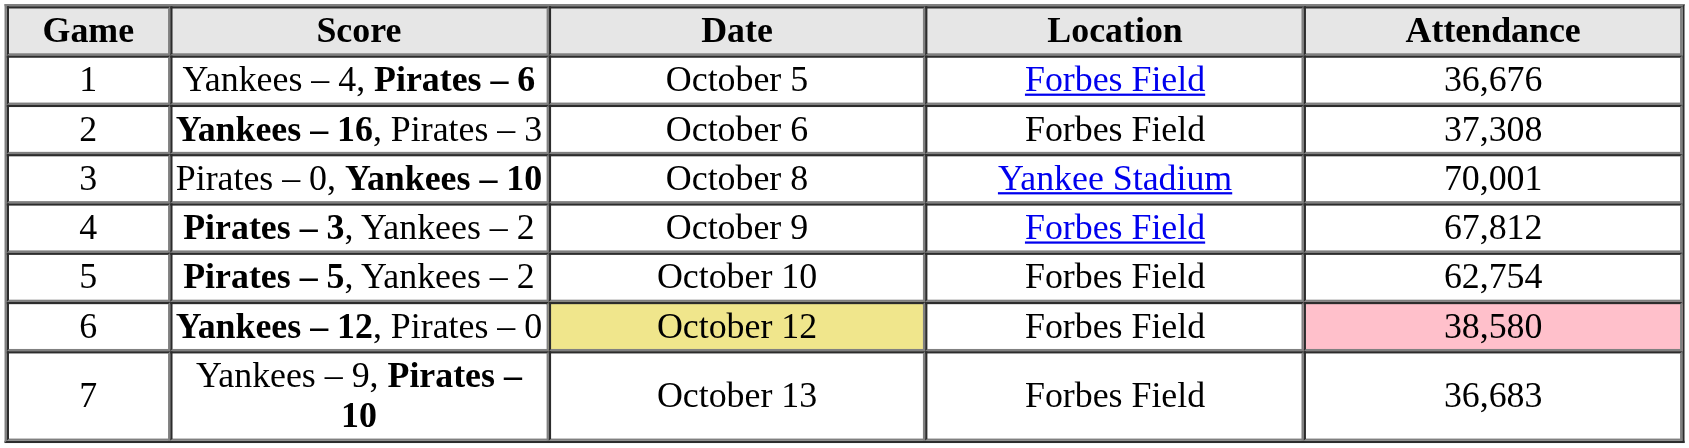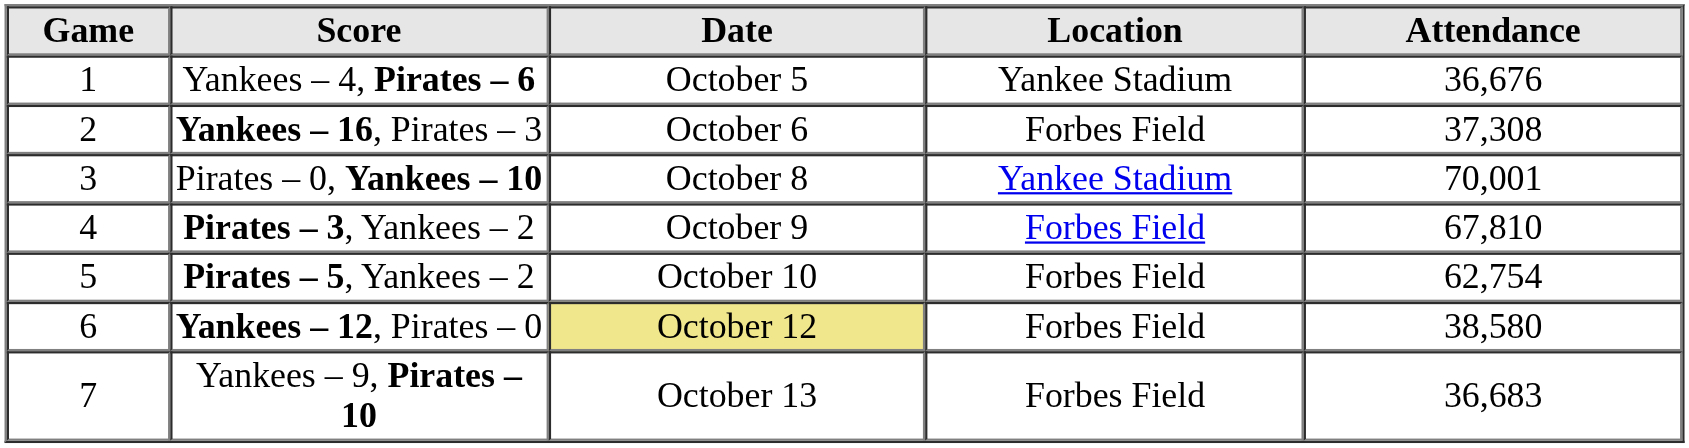(1115, 79) Forbes Field -> (1115, 79) Yankee Stadium
(1493, 227) 67,812 -> (1493, 227) 67,810
(1493, 325) pink background -> (1493, 325) no background
